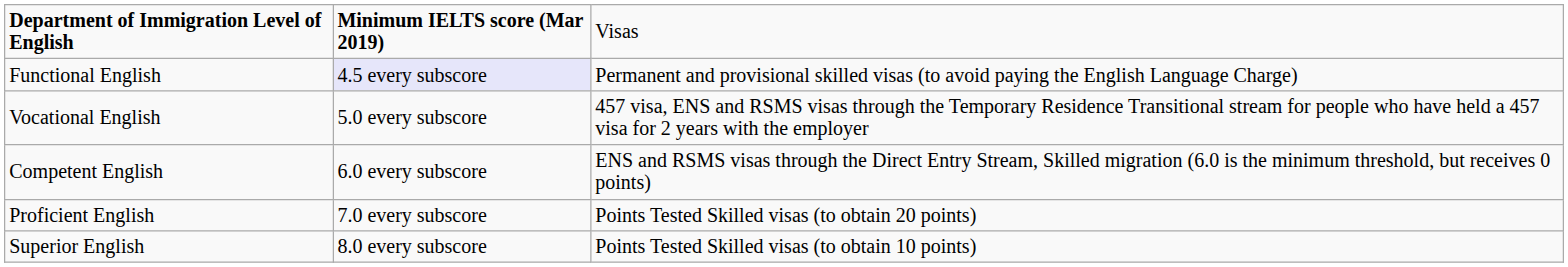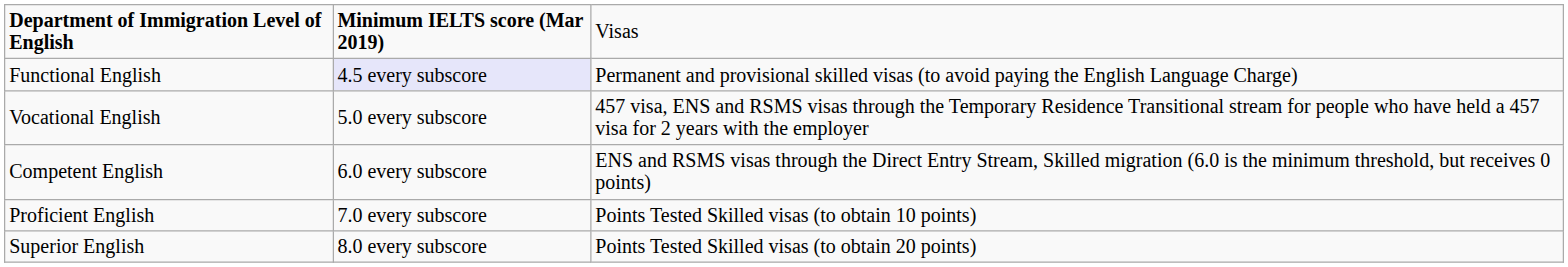(786, 214) Points Tested Skilled visas (to obtain 20 points) -> (786, 214) Points Tested Skilled visas (to obtain 10 points)
(786, 246) Points Tested Skilled visas (to obtain 10 points) -> (786, 246) Points Tested Skilled visas (to obtain 20 points)
